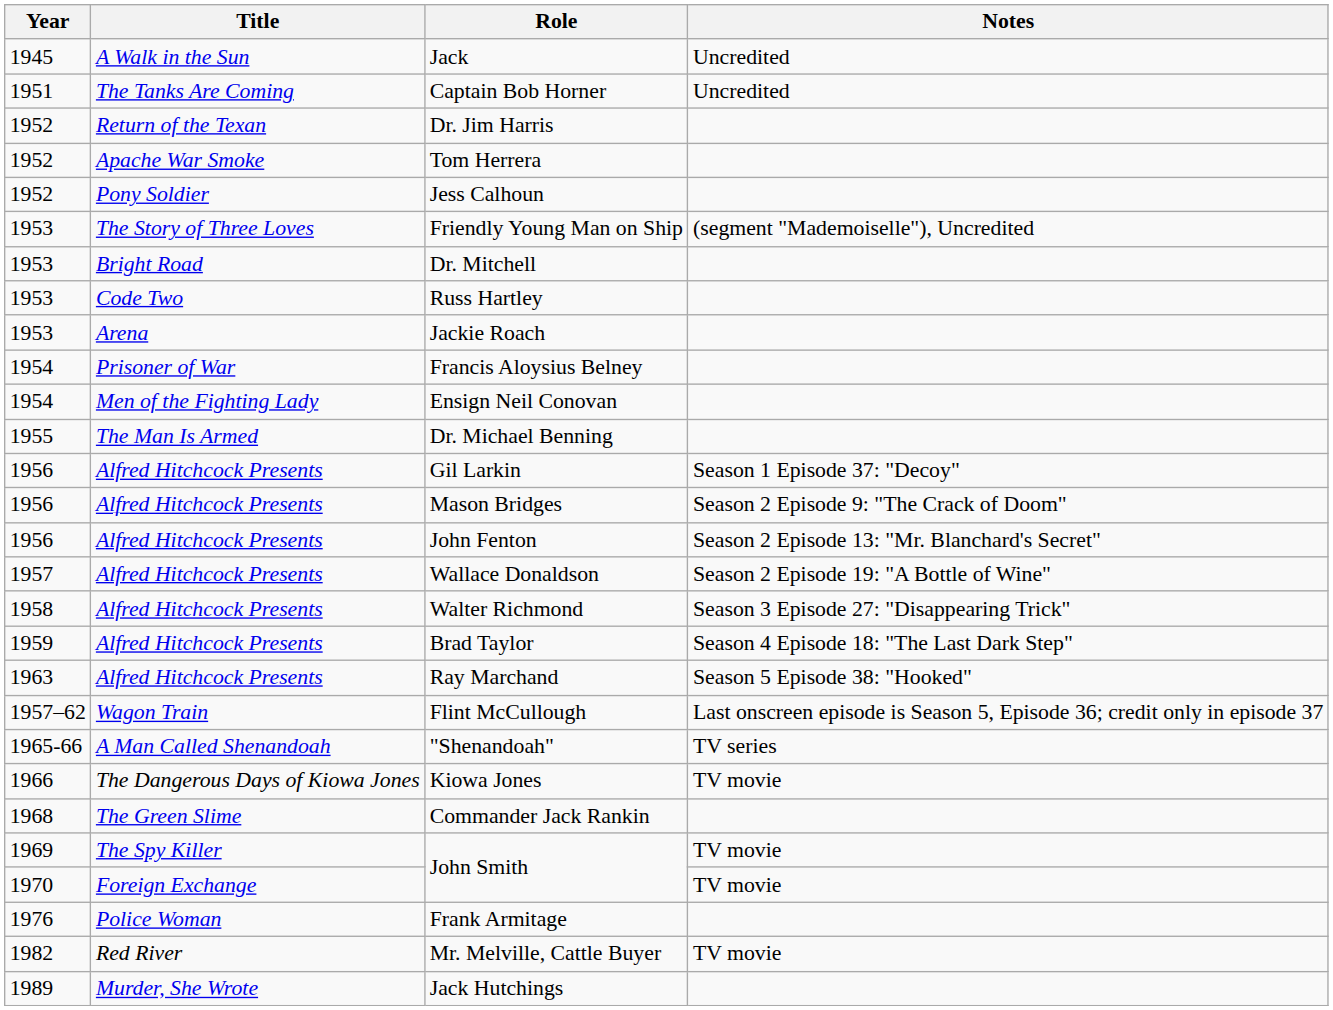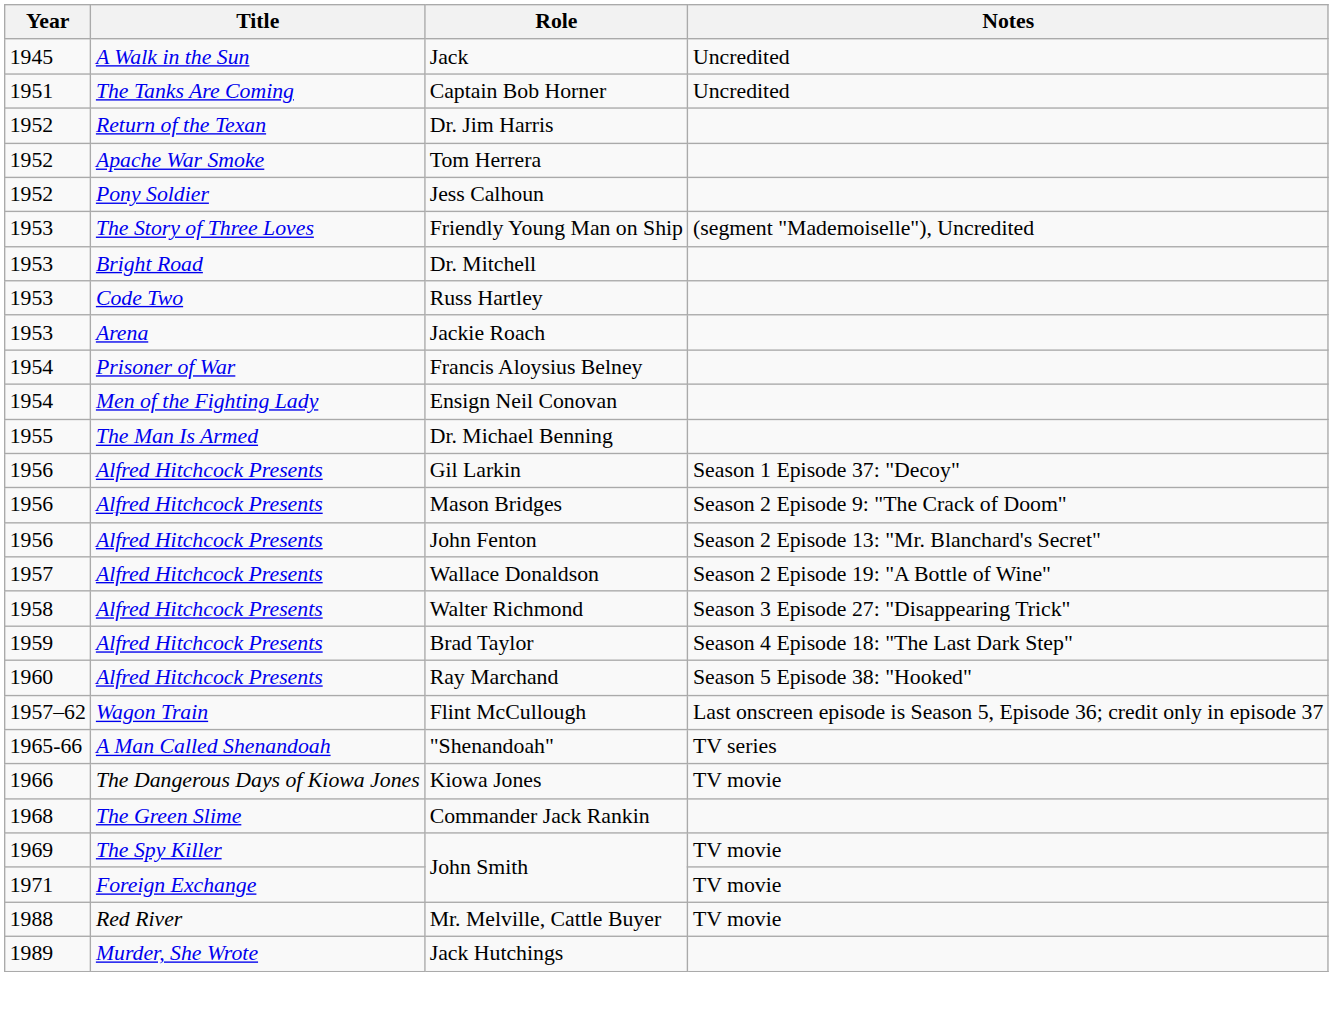(31, 677) 1963 -> (31, 677) 1960
(31, 884) 1970 -> (31, 884) 1971
- row: (159, 919)
(31, 953) 1982 -> (31, 919) 1988
